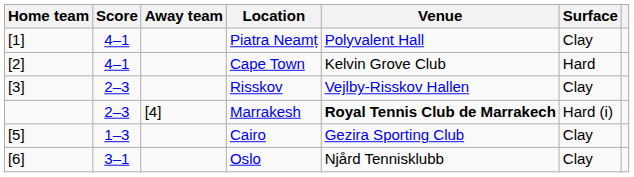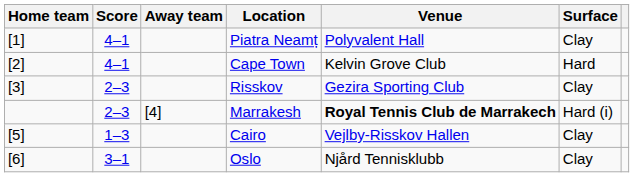(397, 87) Vejlby-Risskov Hallen -> (394, 87) Gezira Sporting Club
(394, 135) Gezira Sporting Club -> (397, 135) Vejlby-Risskov Hallen
